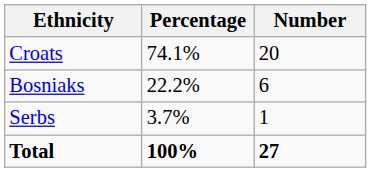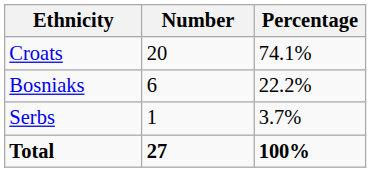columns swapped: (310, 20) <-> (198, 20)
